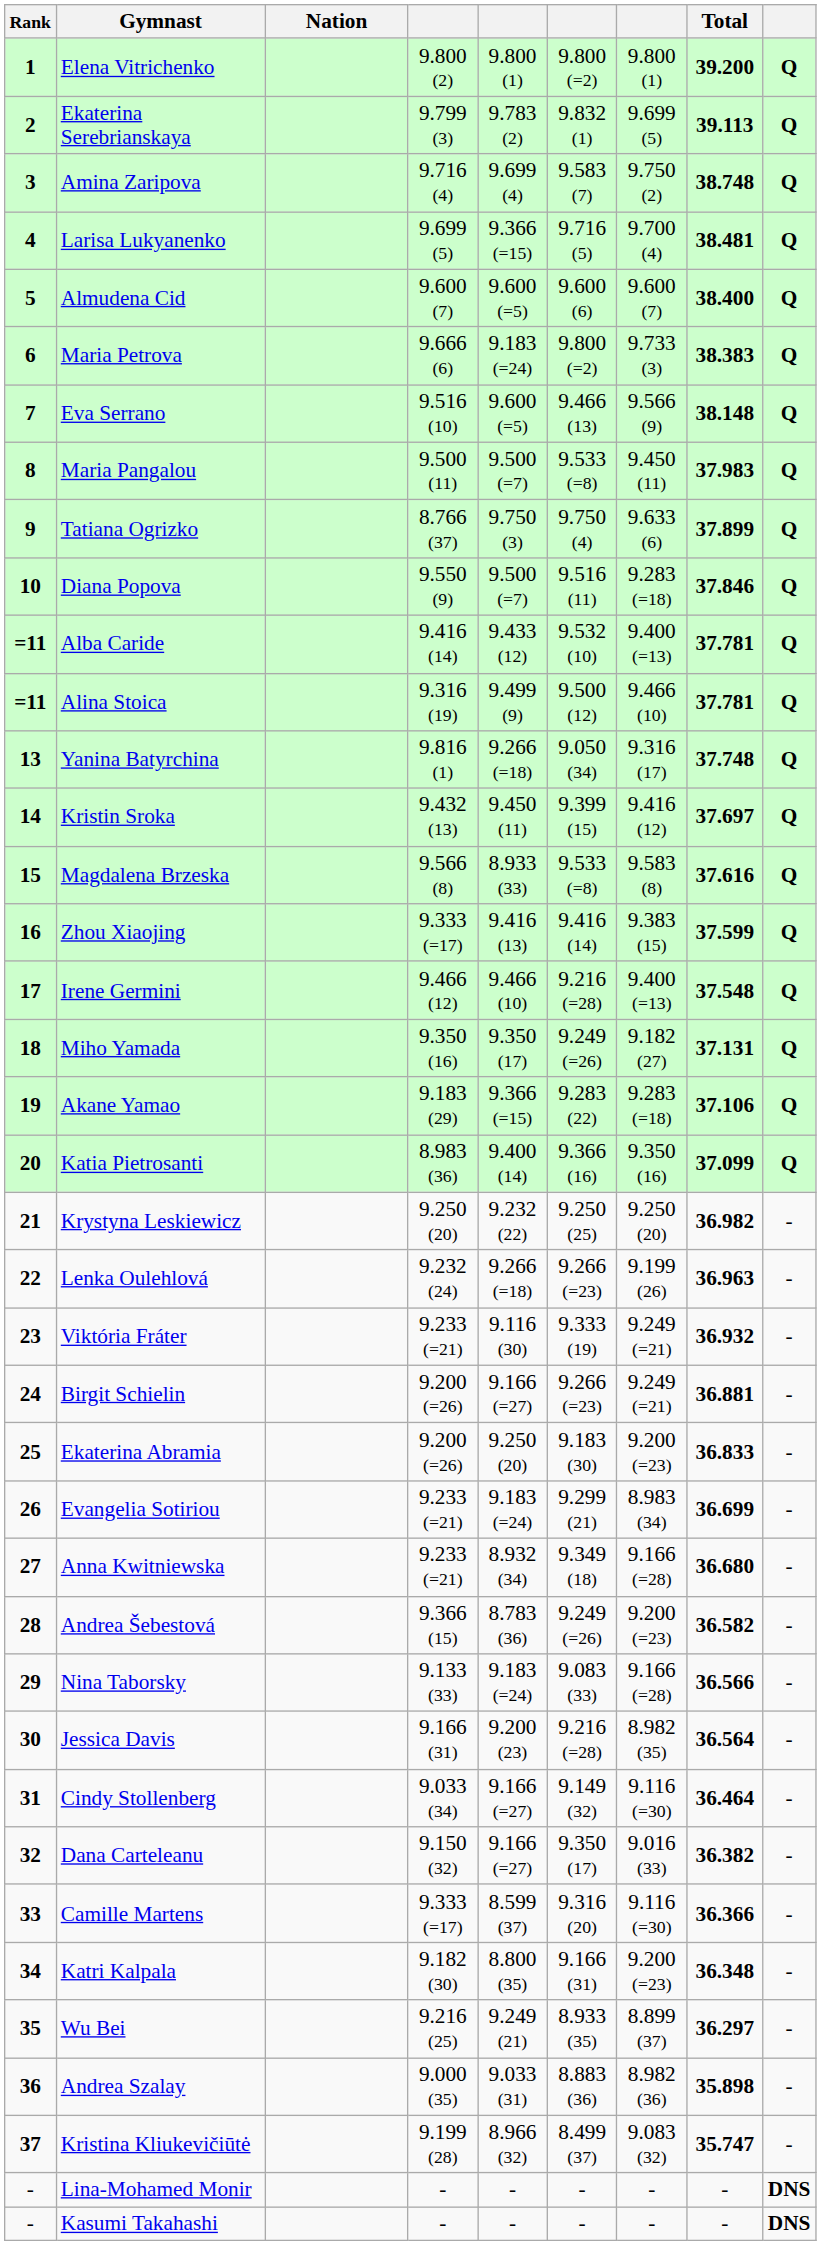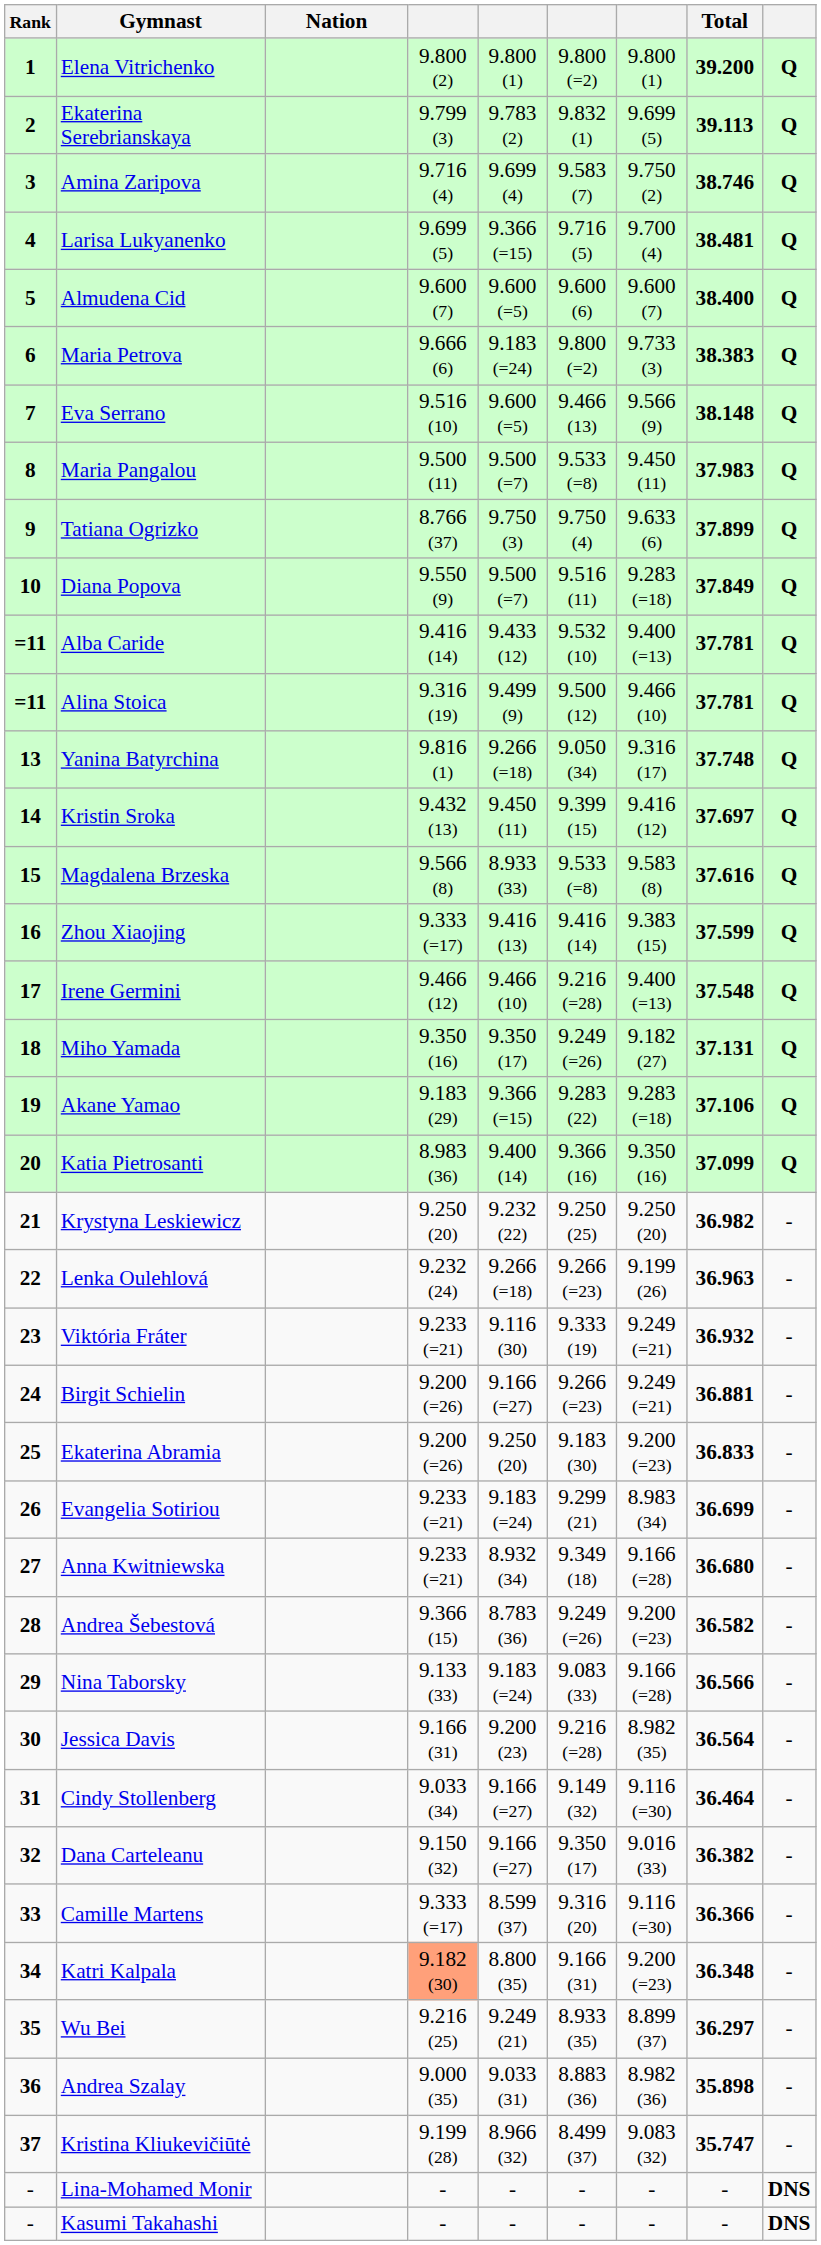(725, 182) 38.748 -> (725, 182) 38.746
(725, 586) 37.846 -> (725, 586) 37.849
(443, 1970) no background -> (443, 1970) lightsalmon background
